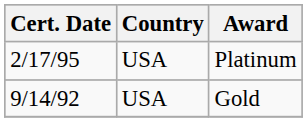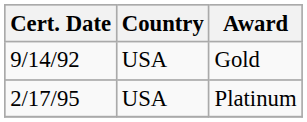rows swapped: (237, 97) <-> (256, 60)
